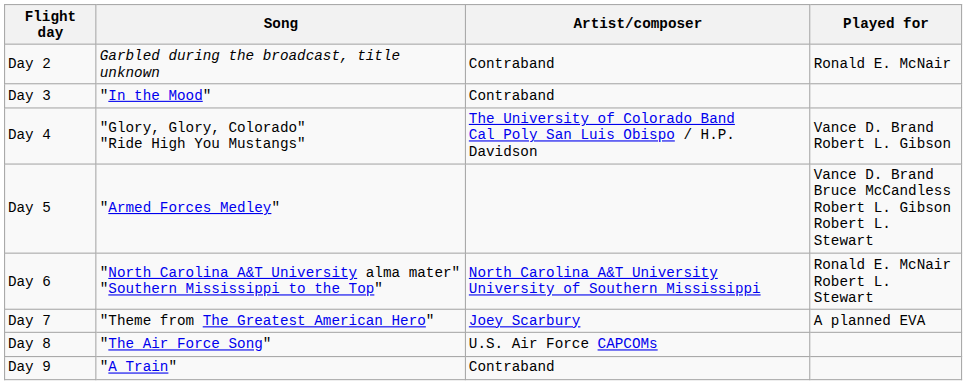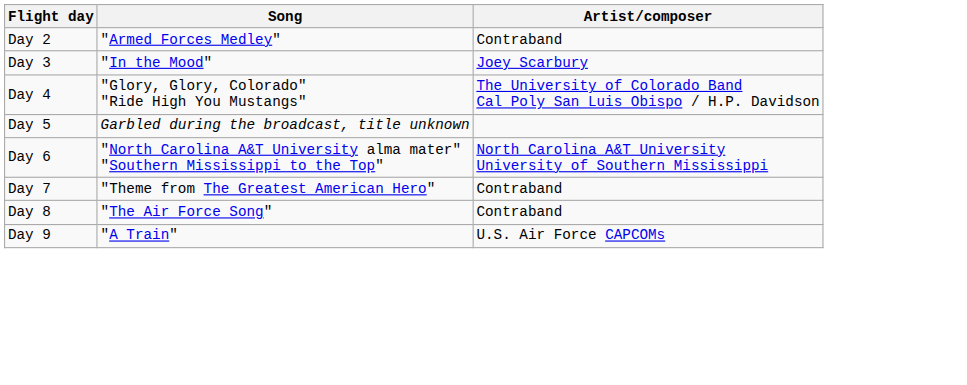- column: (886, 24)
(250, 64) Garbled during the broadcast, title unknown -> (191, 40) "Armed Forces Medley"
(512, 96) Contraband -> (532, 63) Joey Scarbury
(190, 208) "Armed Forces Medley" -> (285, 126) Garbled during the broadcast, title unknown
(525, 321) Joey Scarbury -> (519, 189) Contraband
(563, 344) U.S. Air Force CAPCOMs -> (519, 212) Contraband
(512, 368) Contraband -> (571, 236) U.S. Air Force CAPCOMs
